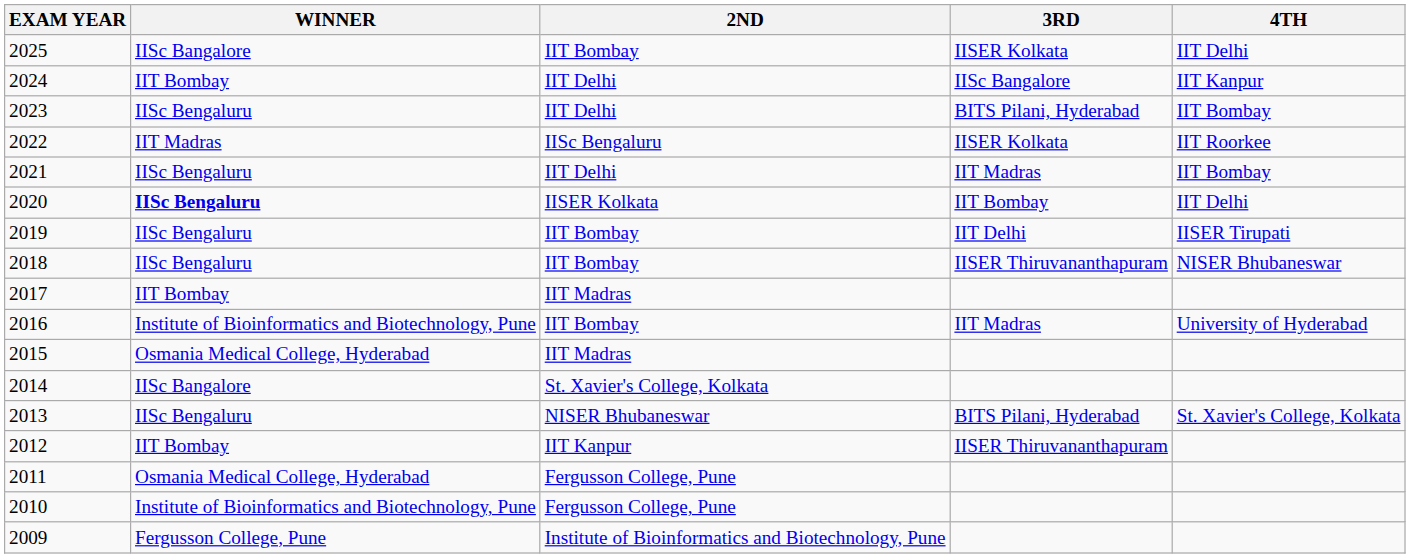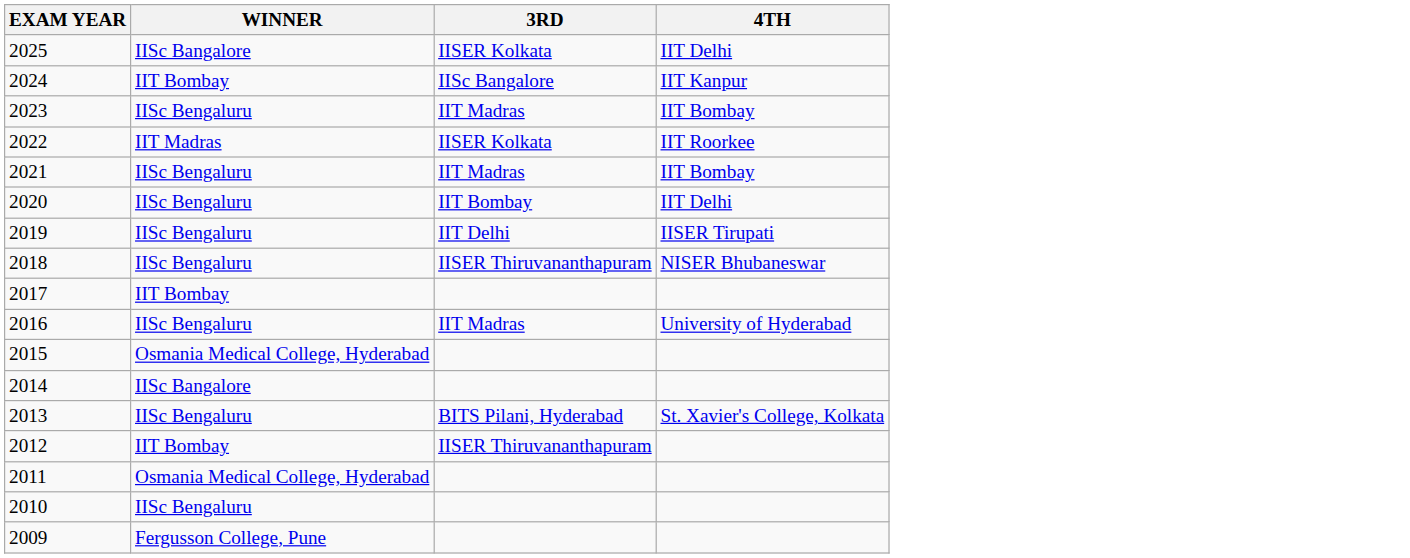- column: (745, 19)
(1047, 111) BITS Pilani, Hyderabad -> (481, 111) IIT Madras
(198, 202) bold -> (193, 202) normal
(335, 324) Institute of Bioinformatics and Biotechnology, Pune -> (193, 324) IISc Bengaluru
(335, 506) Institute of Bioinformatics and Biotechnology, Pune -> (193, 506) IISc Bengaluru
